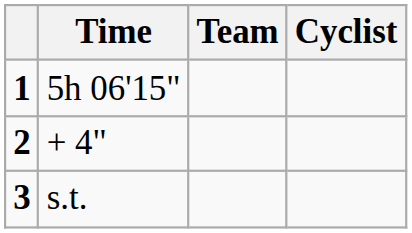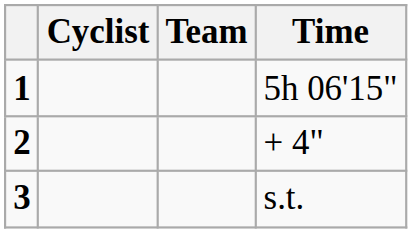columns swapped: (346, 32) <-> (114, 32)
